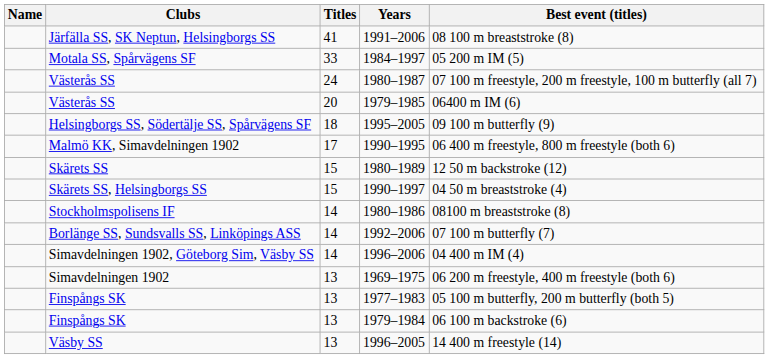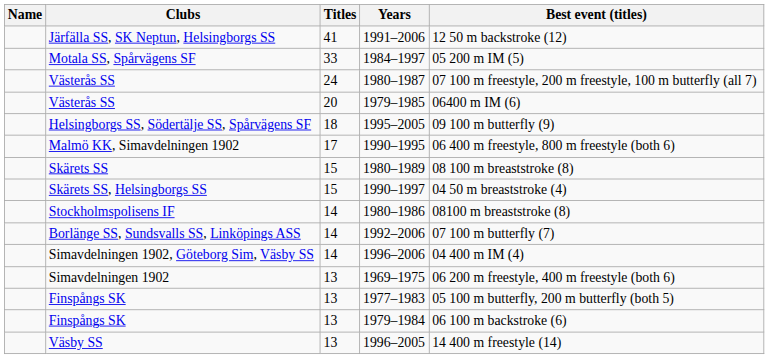(503, 37) 08 100 m breaststroke (8) -> (499, 37) 12 50 m backstroke (12)
(499, 168) 12 50 m backstroke (12) -> (503, 168) 08 100 m breaststroke (8)
